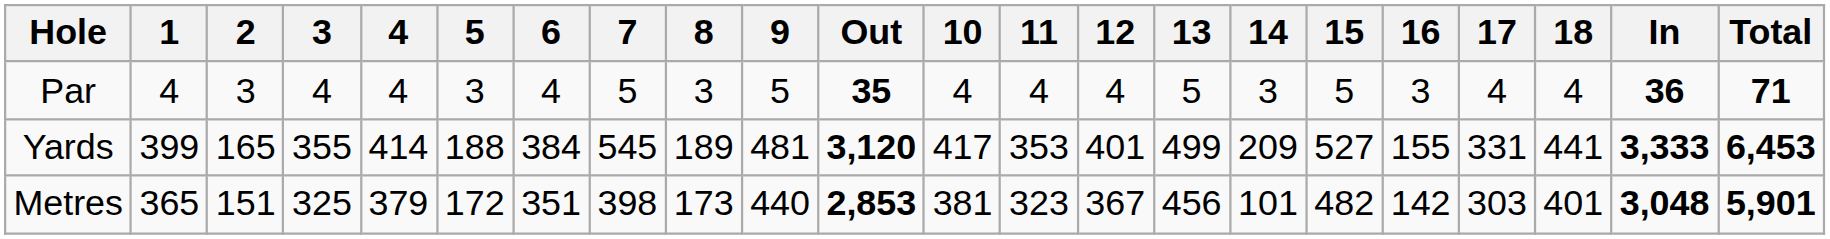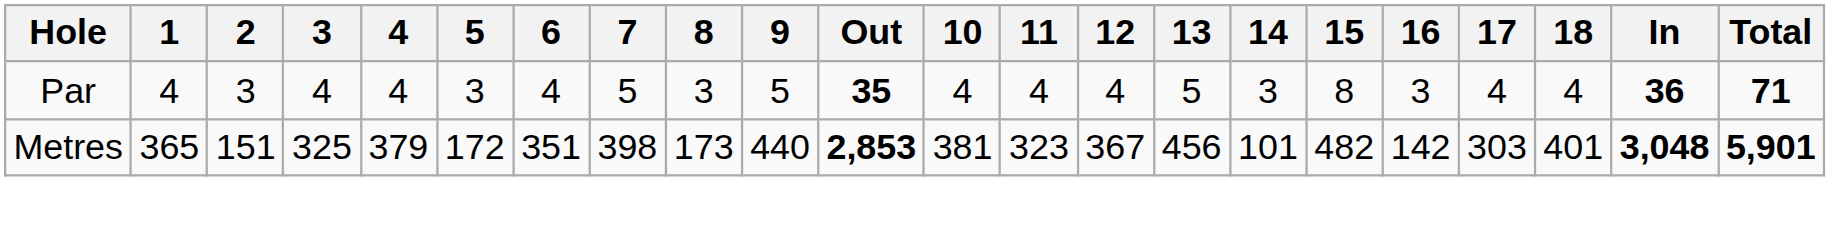(1344, 89) 5 -> (1344, 89) 8
- row: (68, 146)
